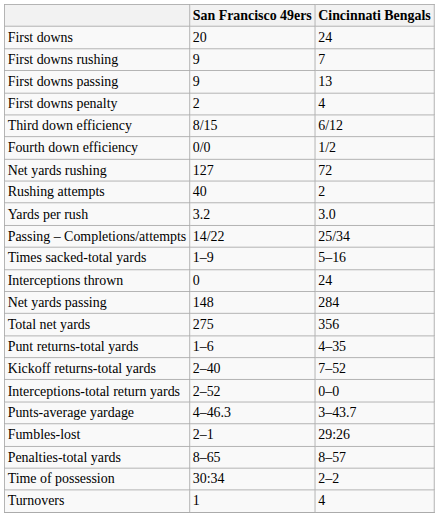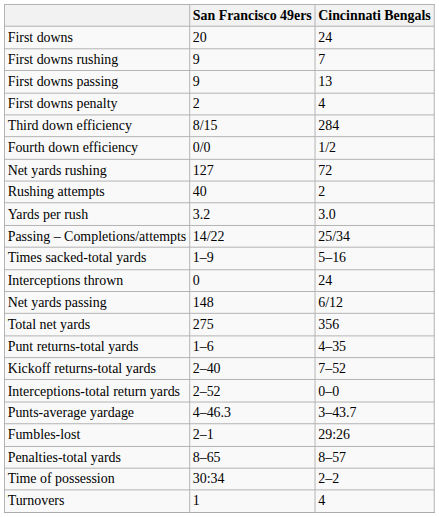(331, 125) 6/12 -> (329, 125) 284
(329, 302) 284 -> (331, 302) 6/12
